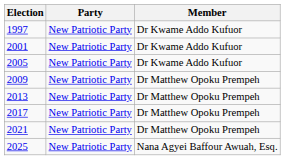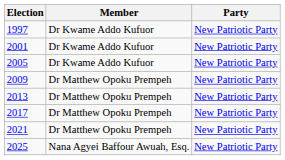columns swapped: (207, 12) <-> (90, 12)
